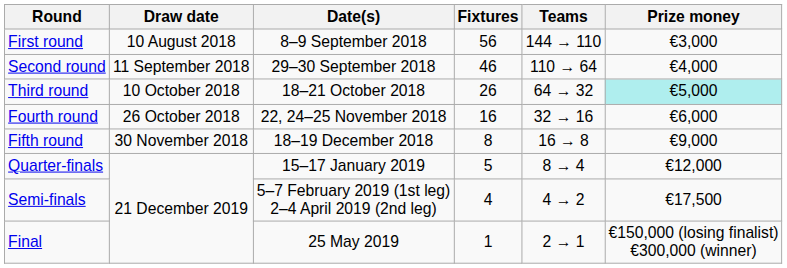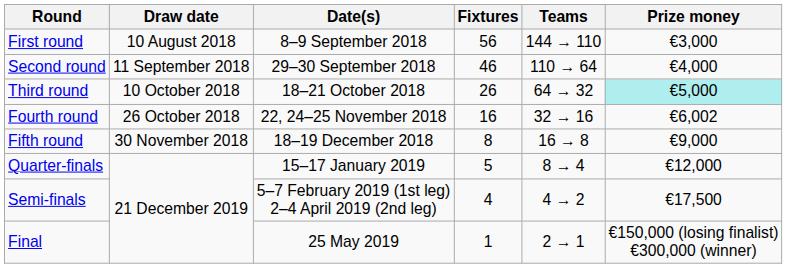(694, 116) €6,000 -> (694, 116) €6,002
